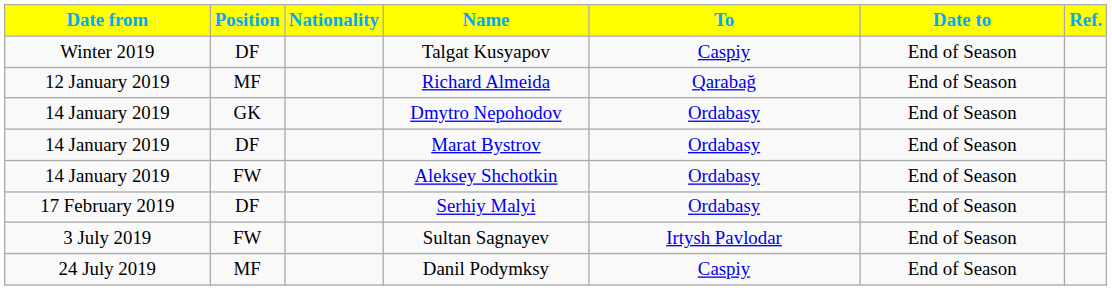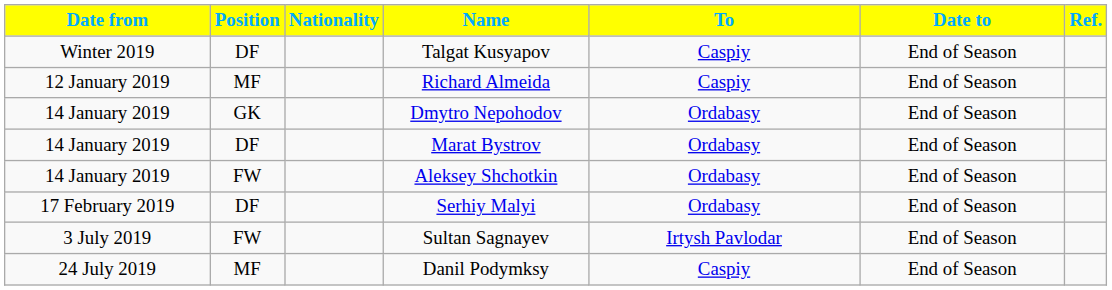(724, 82) Qarabağ -> (724, 82) Caspiy
